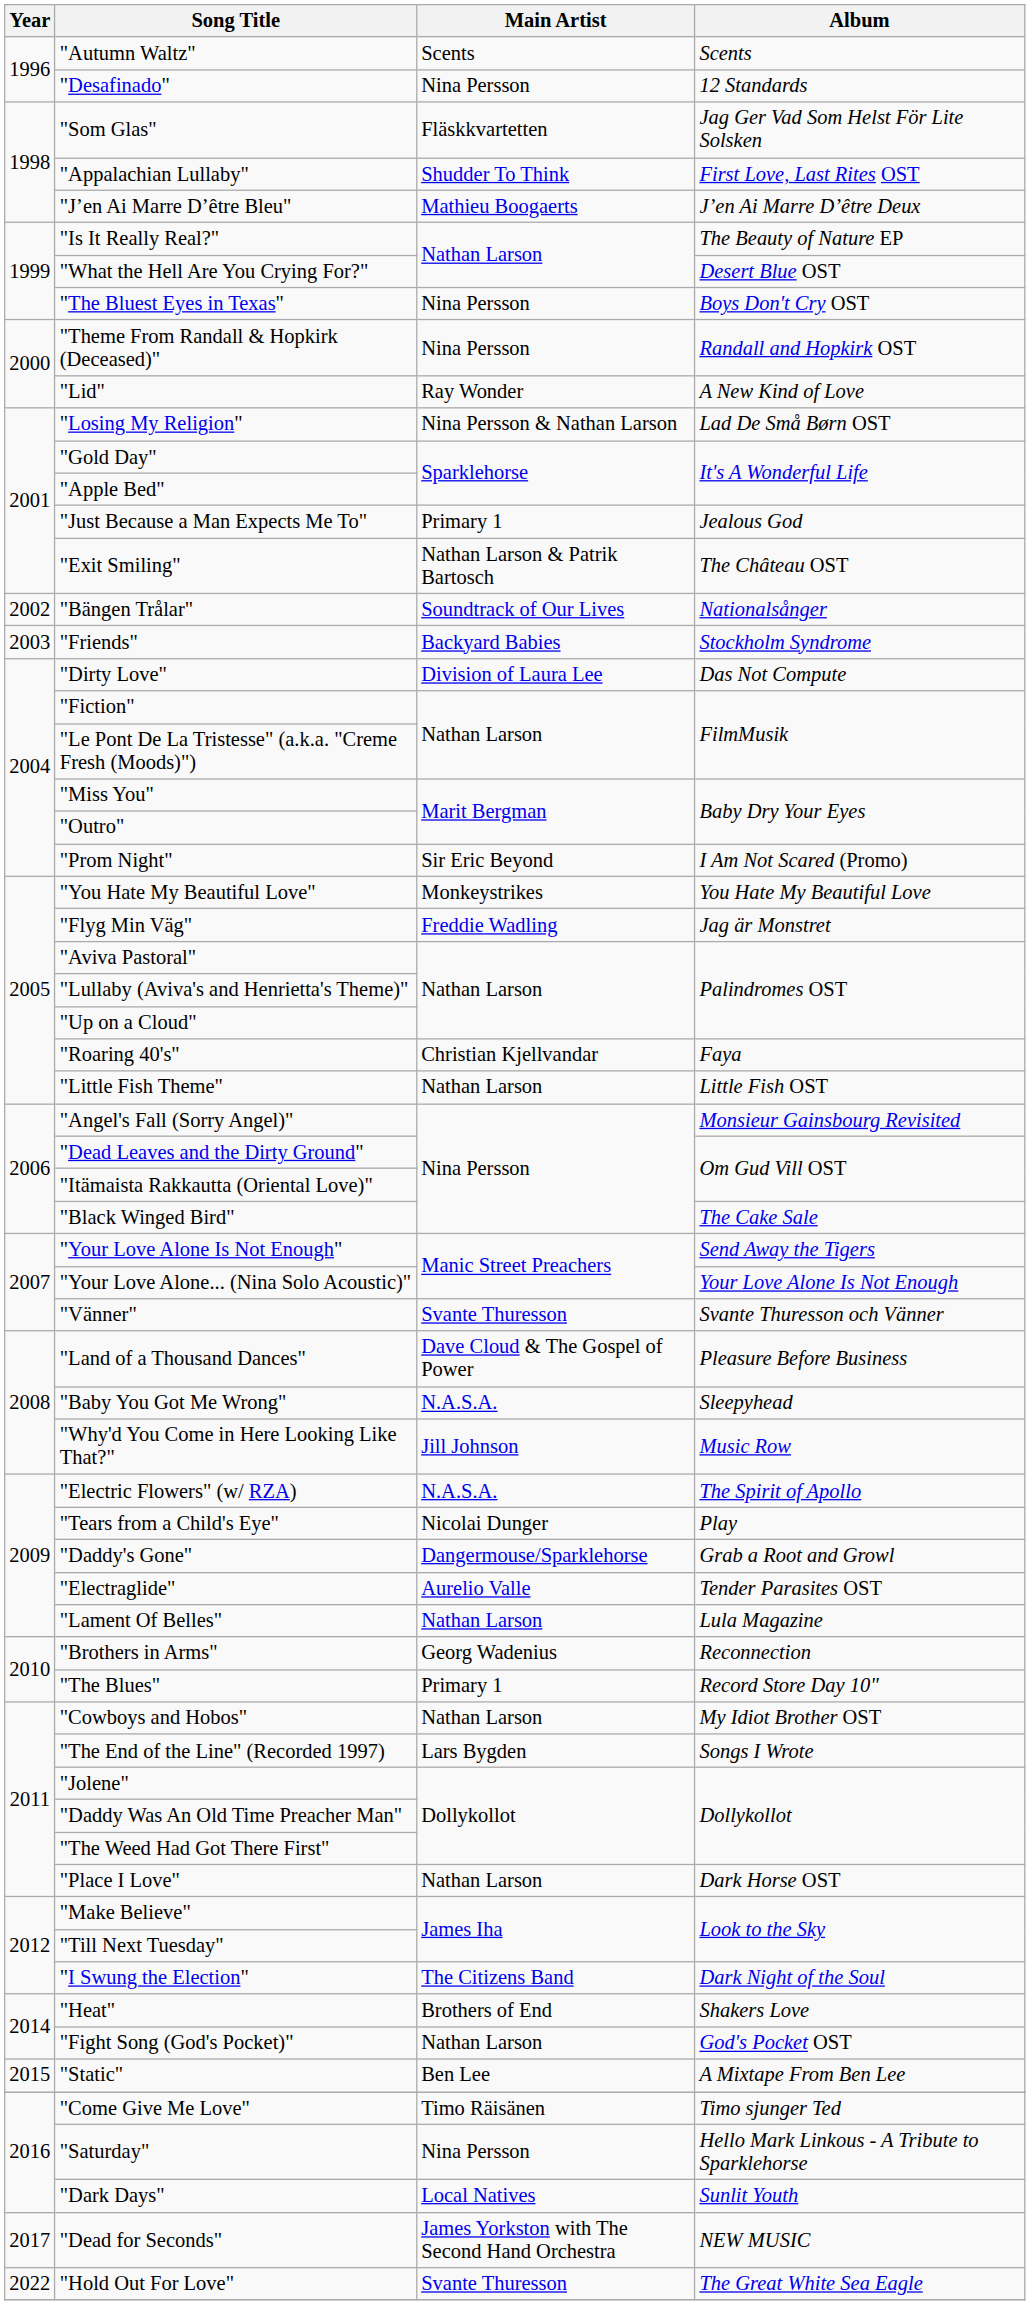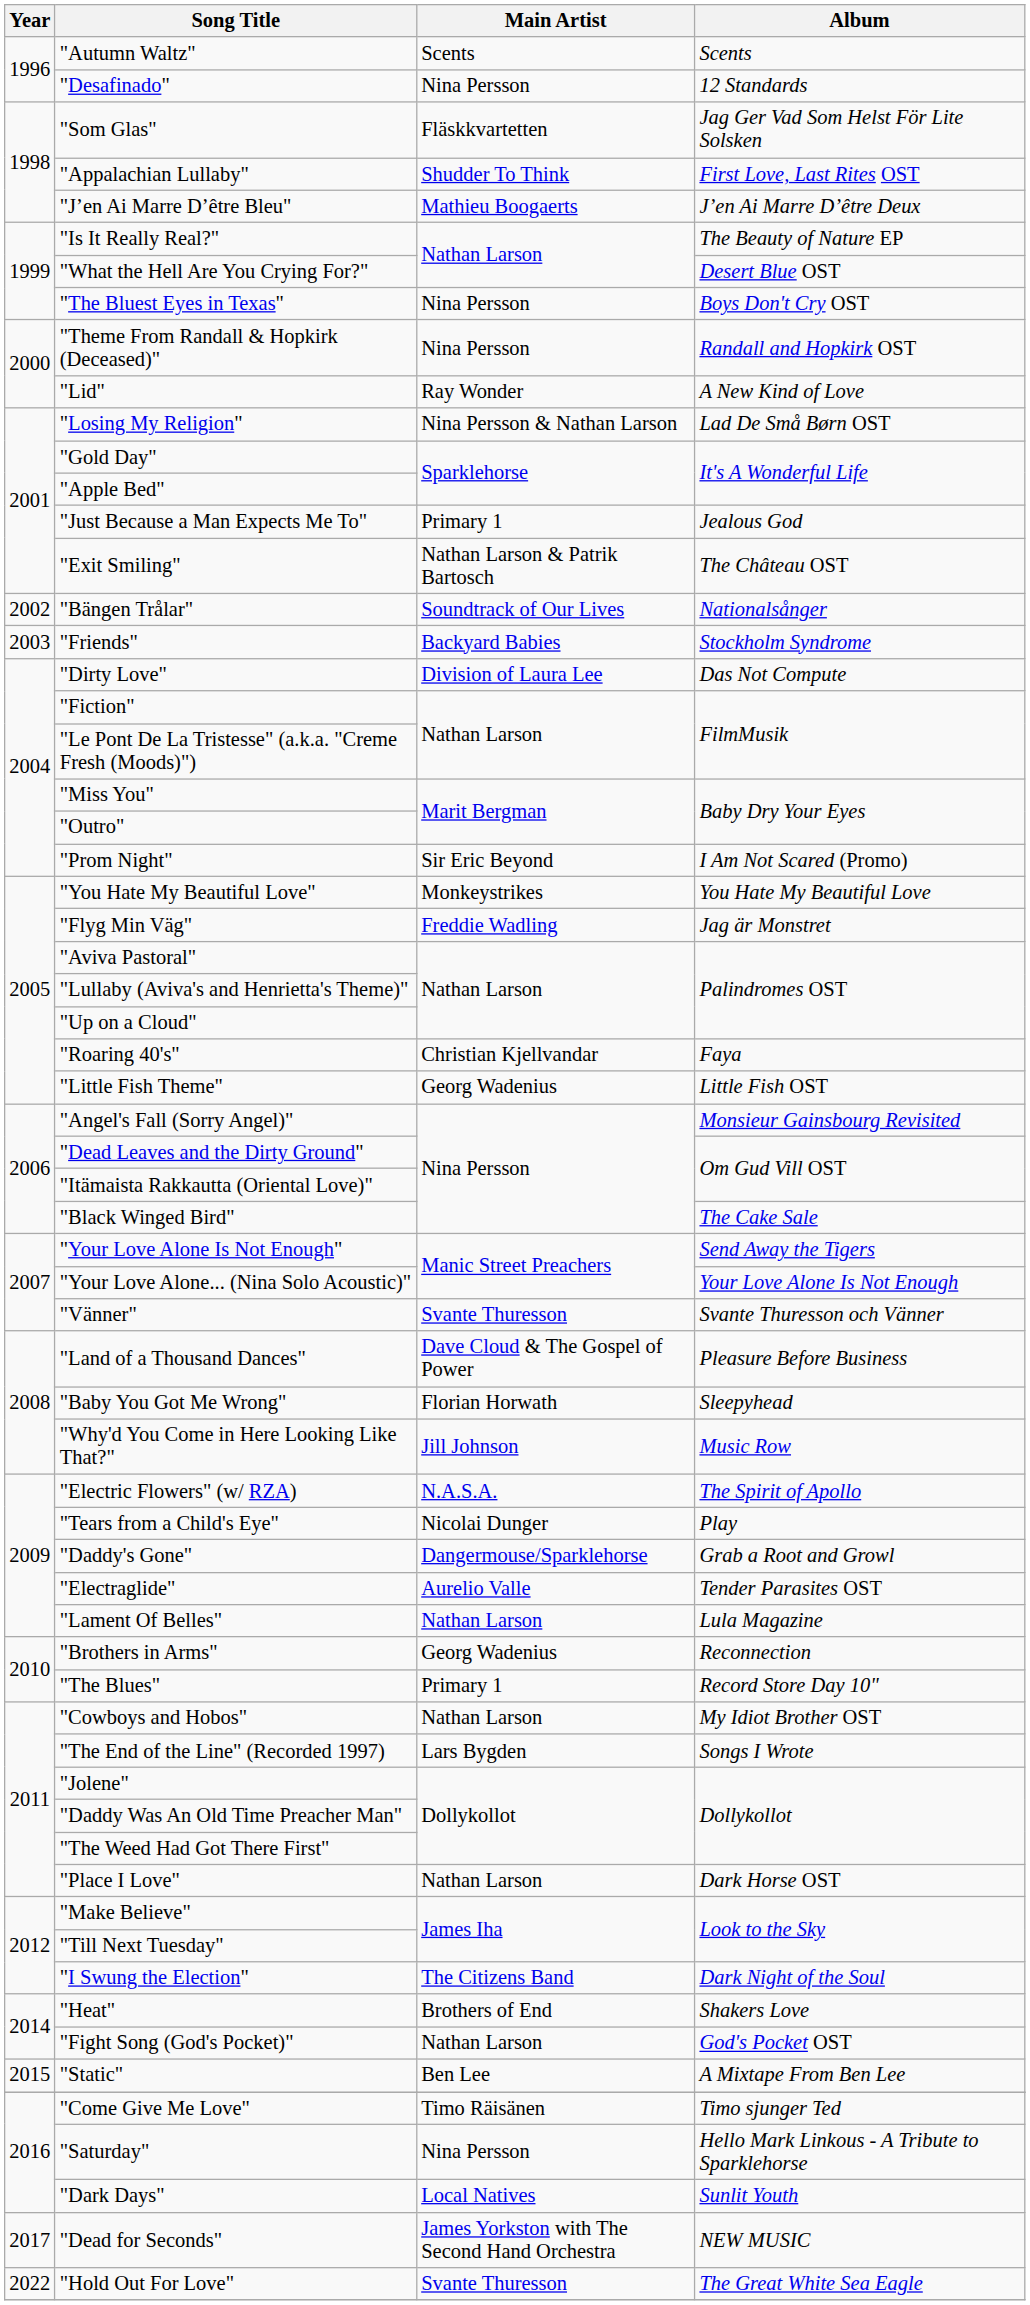(482, 1087) Nathan Larson -> (489, 1087) Georg Wadenius
(459, 1402) N.A.S.A. -> (489, 1402) Florian Horwath
